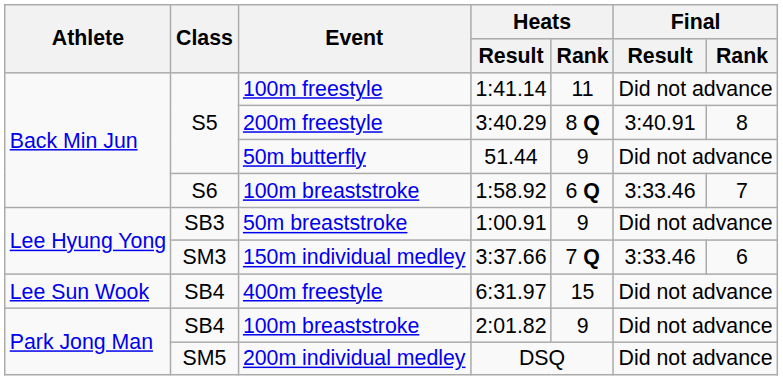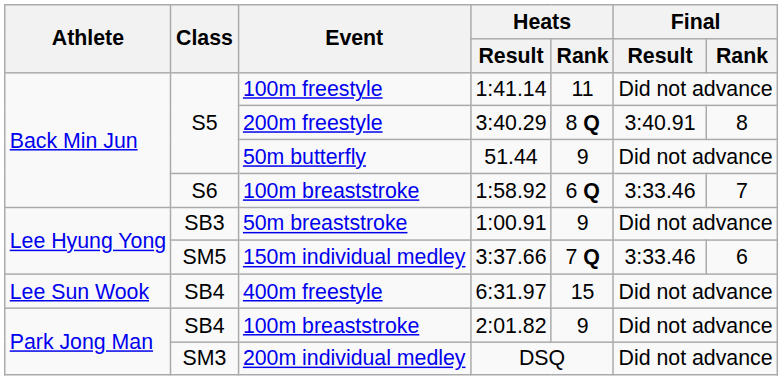(204, 258) SM3 -> (204, 258) SM5
(204, 359) SM5 -> (204, 359) SM3
